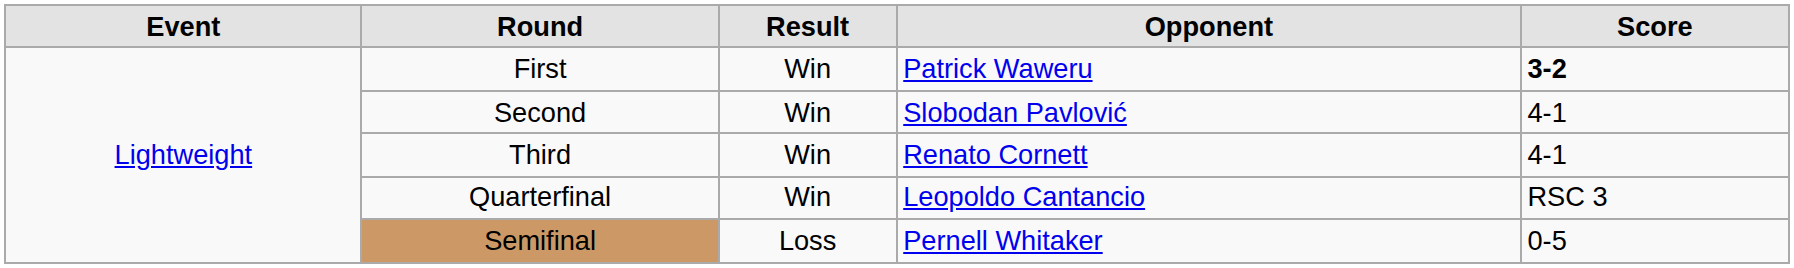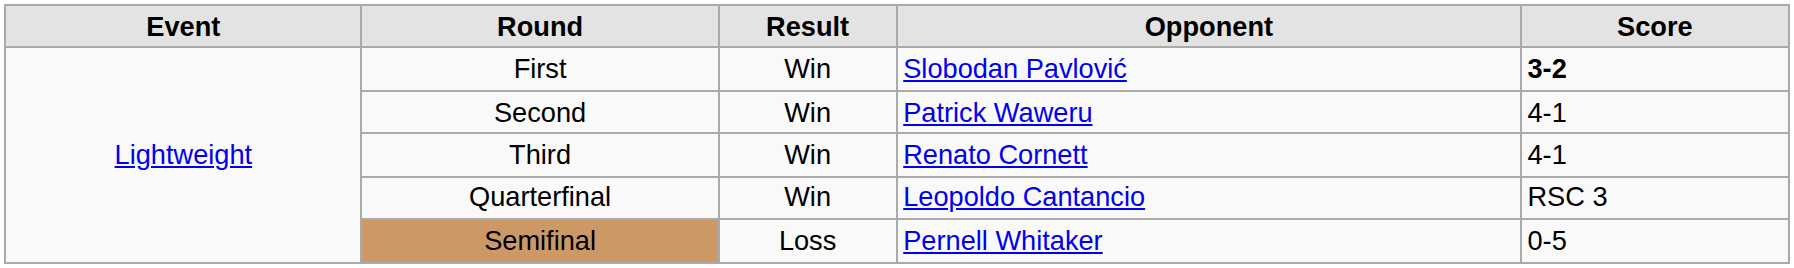(998, 69) Patrick Waweru -> (1015, 69) Slobodan Pavlović
(1015, 112) Slobodan Pavlović -> (998, 112) Patrick Waweru
